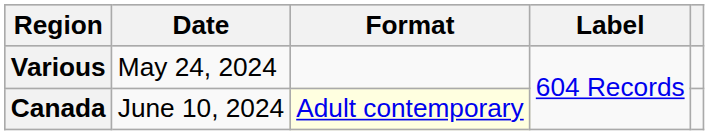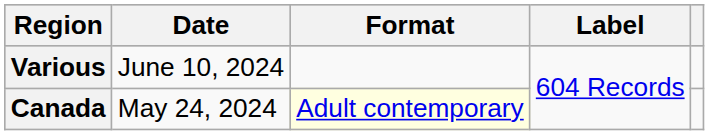(197, 66) May 24, 2024 -> (201, 66) June 10, 2024
(201, 108) June 10, 2024 -> (197, 108) May 24, 2024
